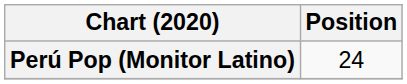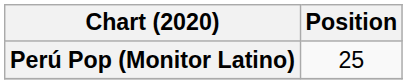(351, 59) 24 -> (351, 59) 25
